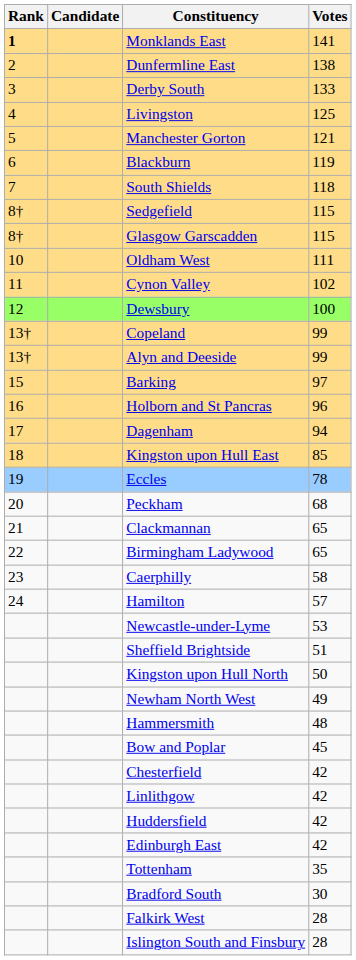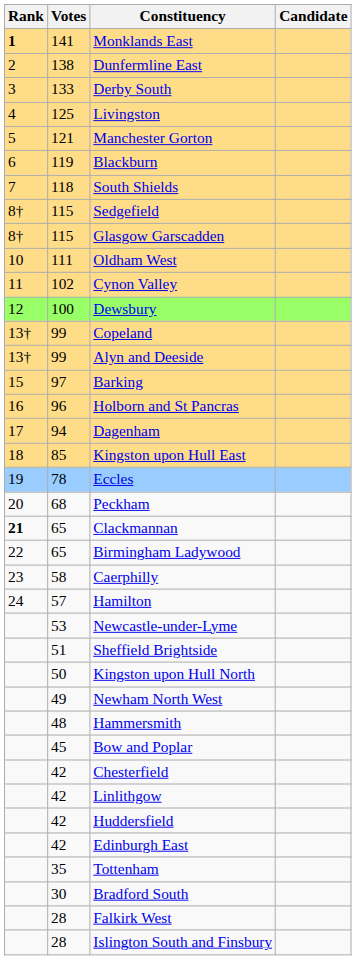columns swapped: (85, 16) <-> (330, 16)
(16, 528) normal -> (16, 528) bold
